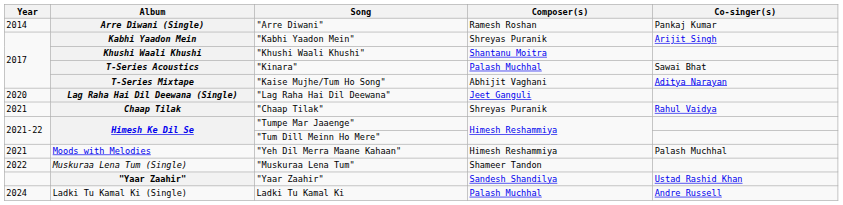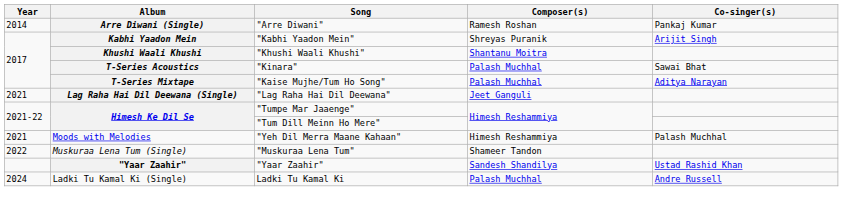(508, 81) Abhijit Vaghani -> (506, 81) Palash Muchhal
(17, 95) 2020 -> (17, 95) 2021
- row: (290, 109)
